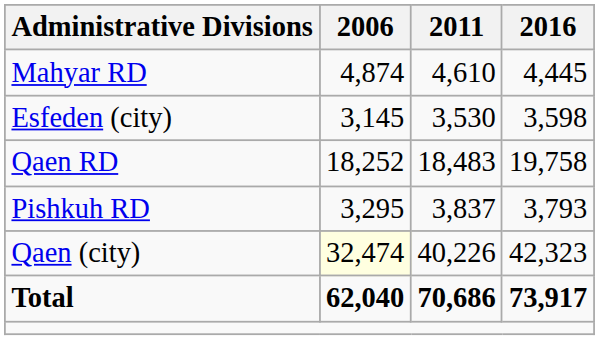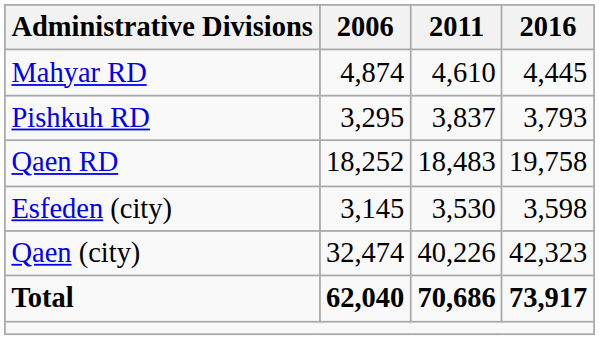rows swapped: (81, 207) <-> (92, 117)
(365, 252) lightyellow background -> (365, 252) no background
